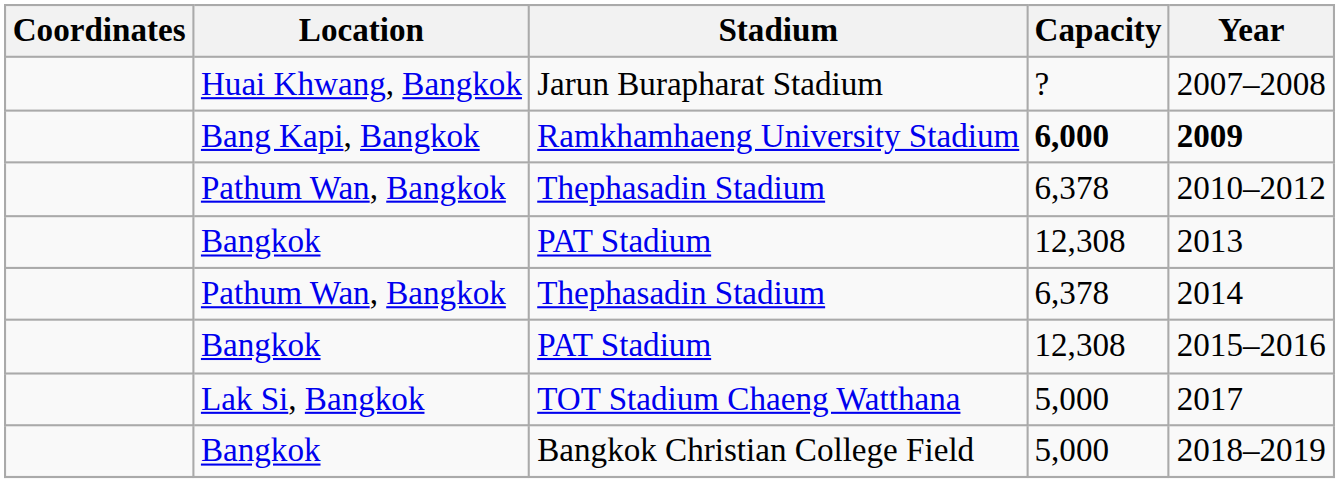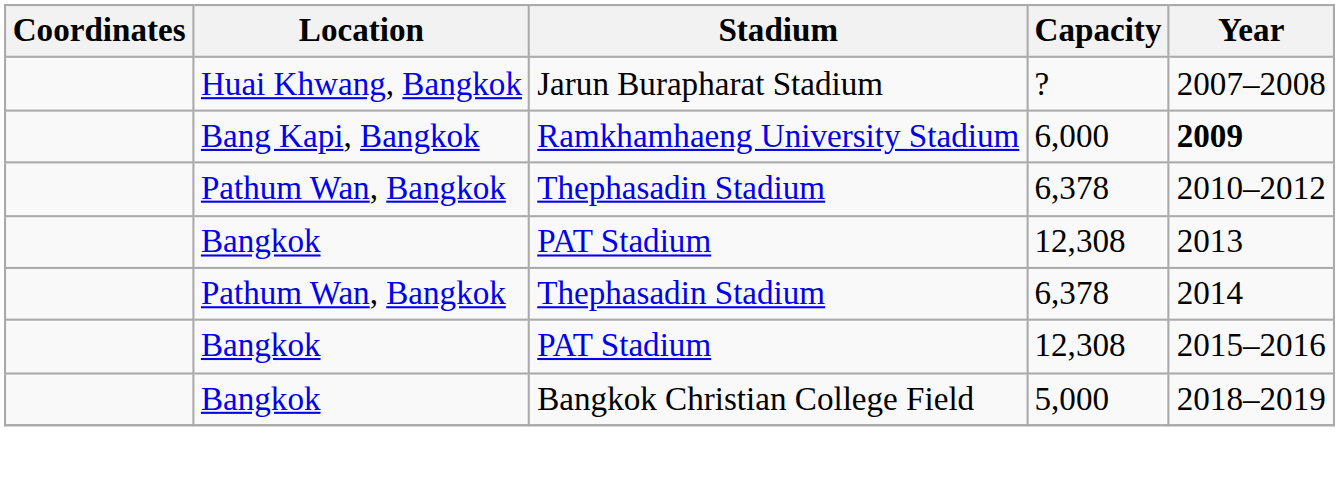(1072, 135) bold -> (1072, 135) normal
- row: (313, 398)
